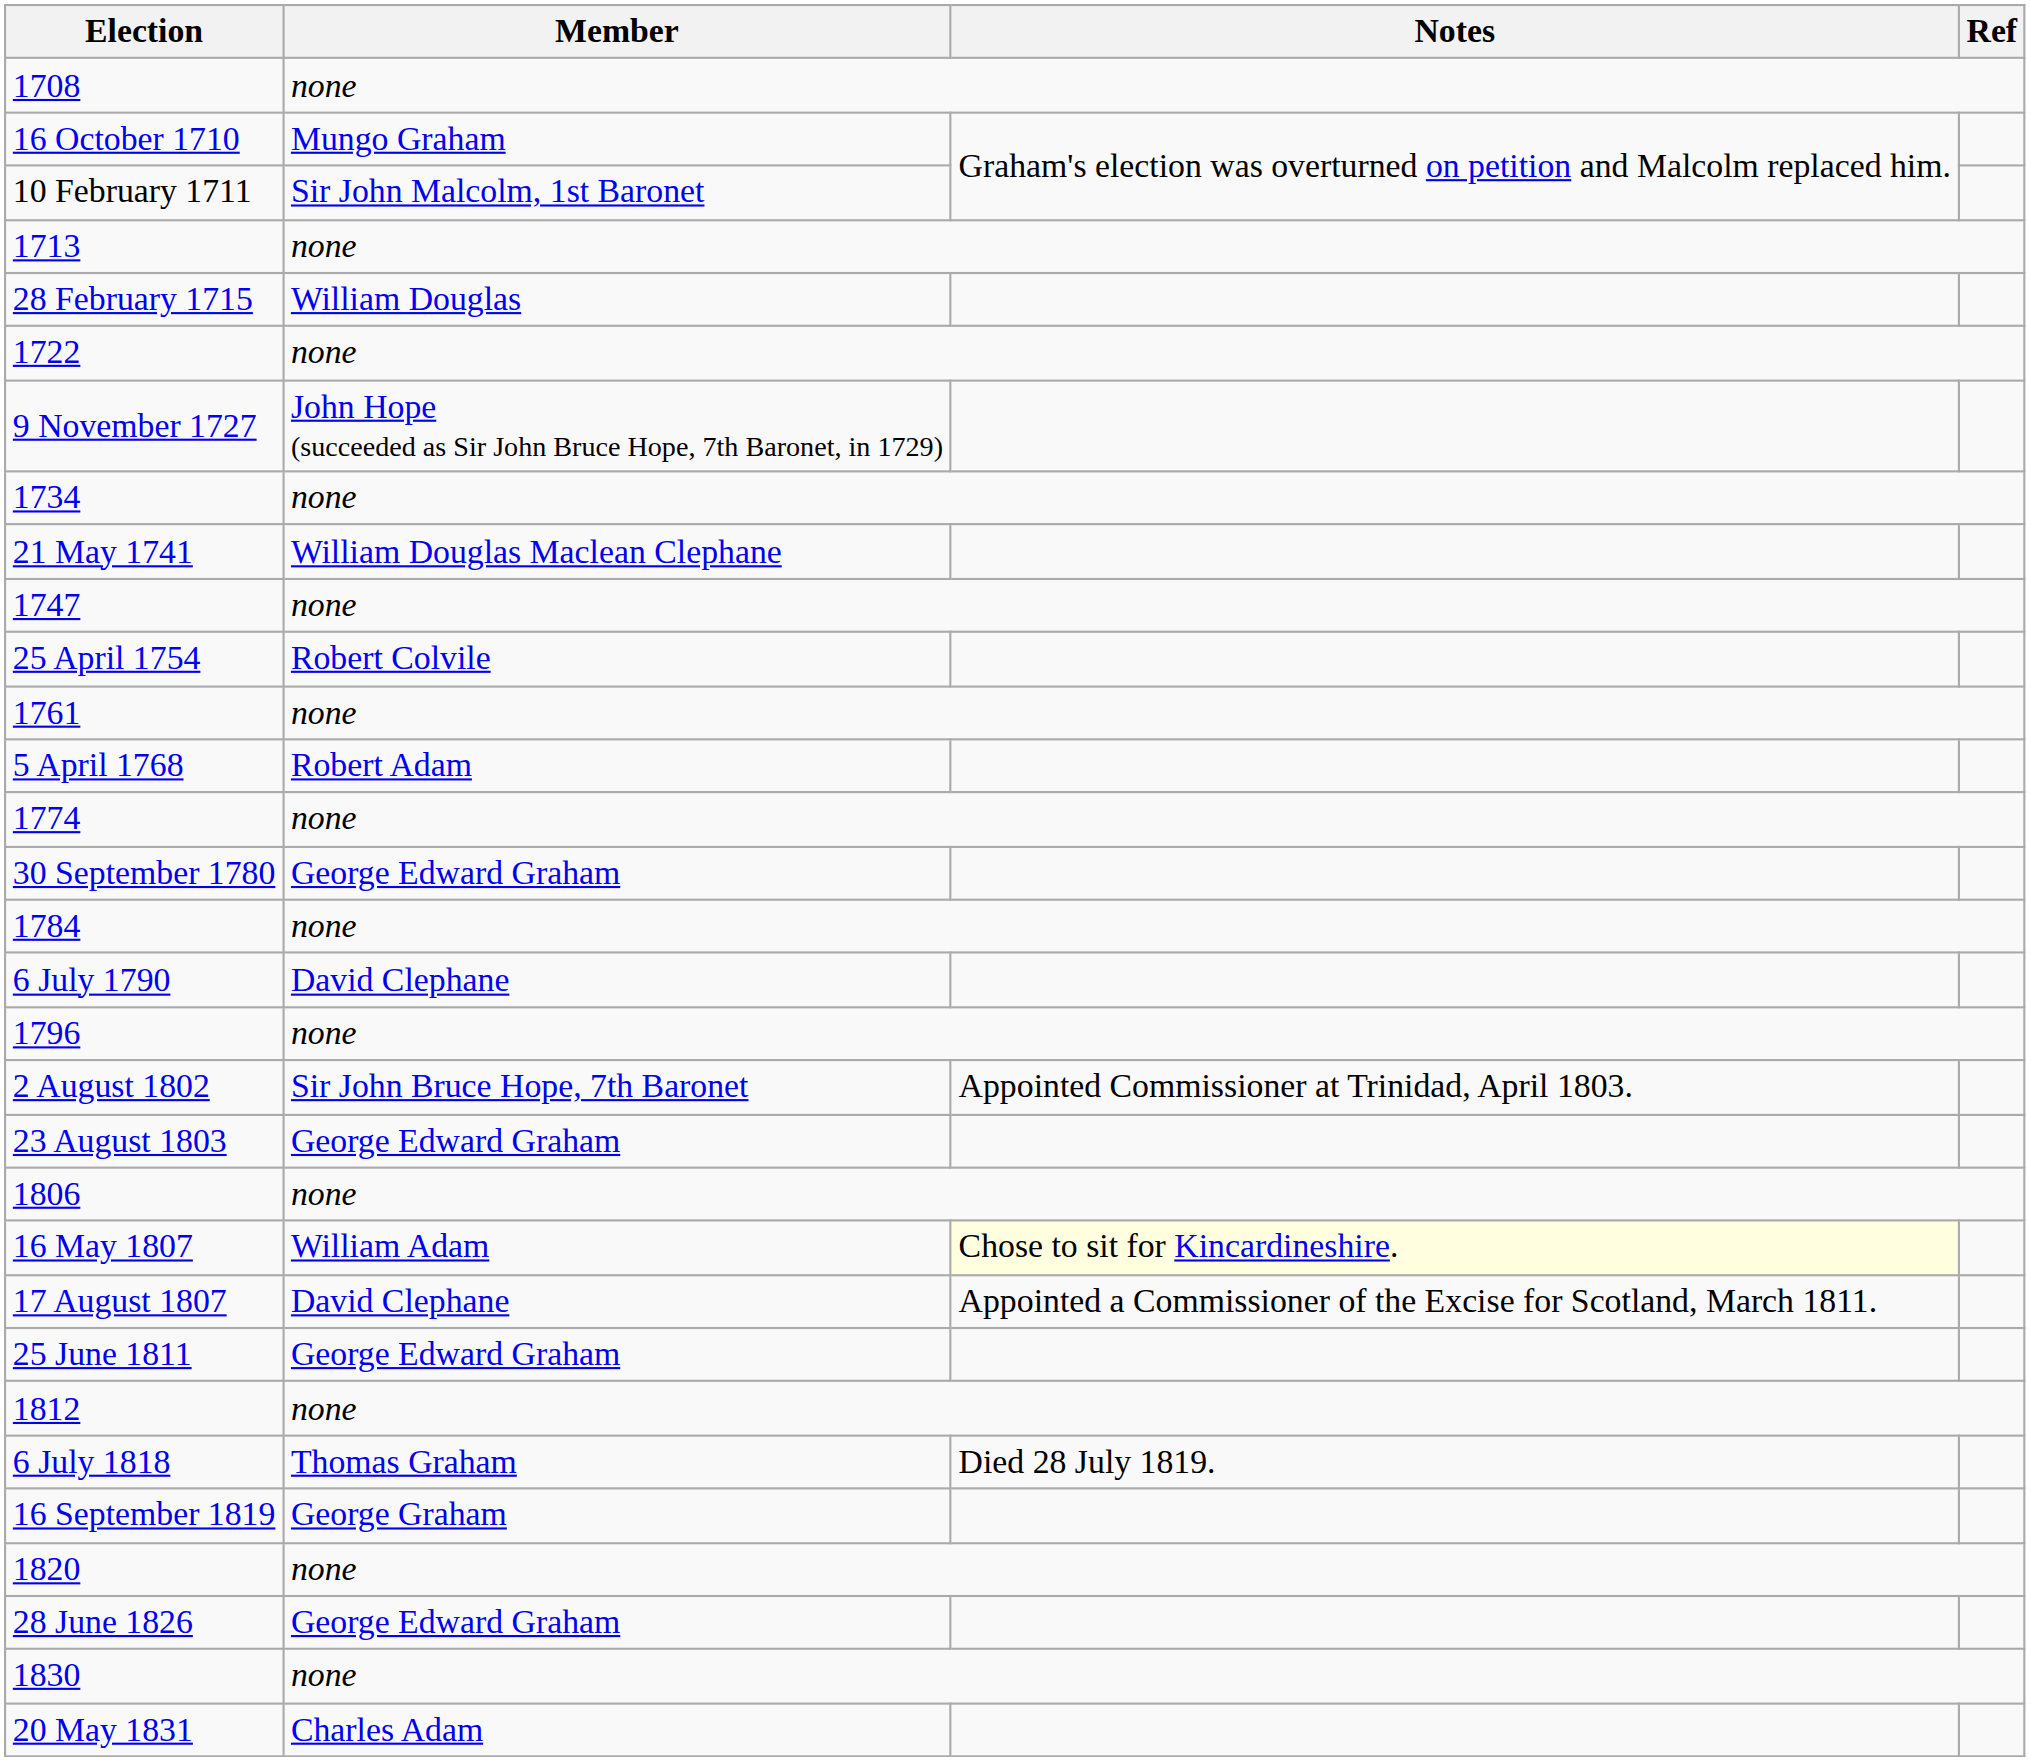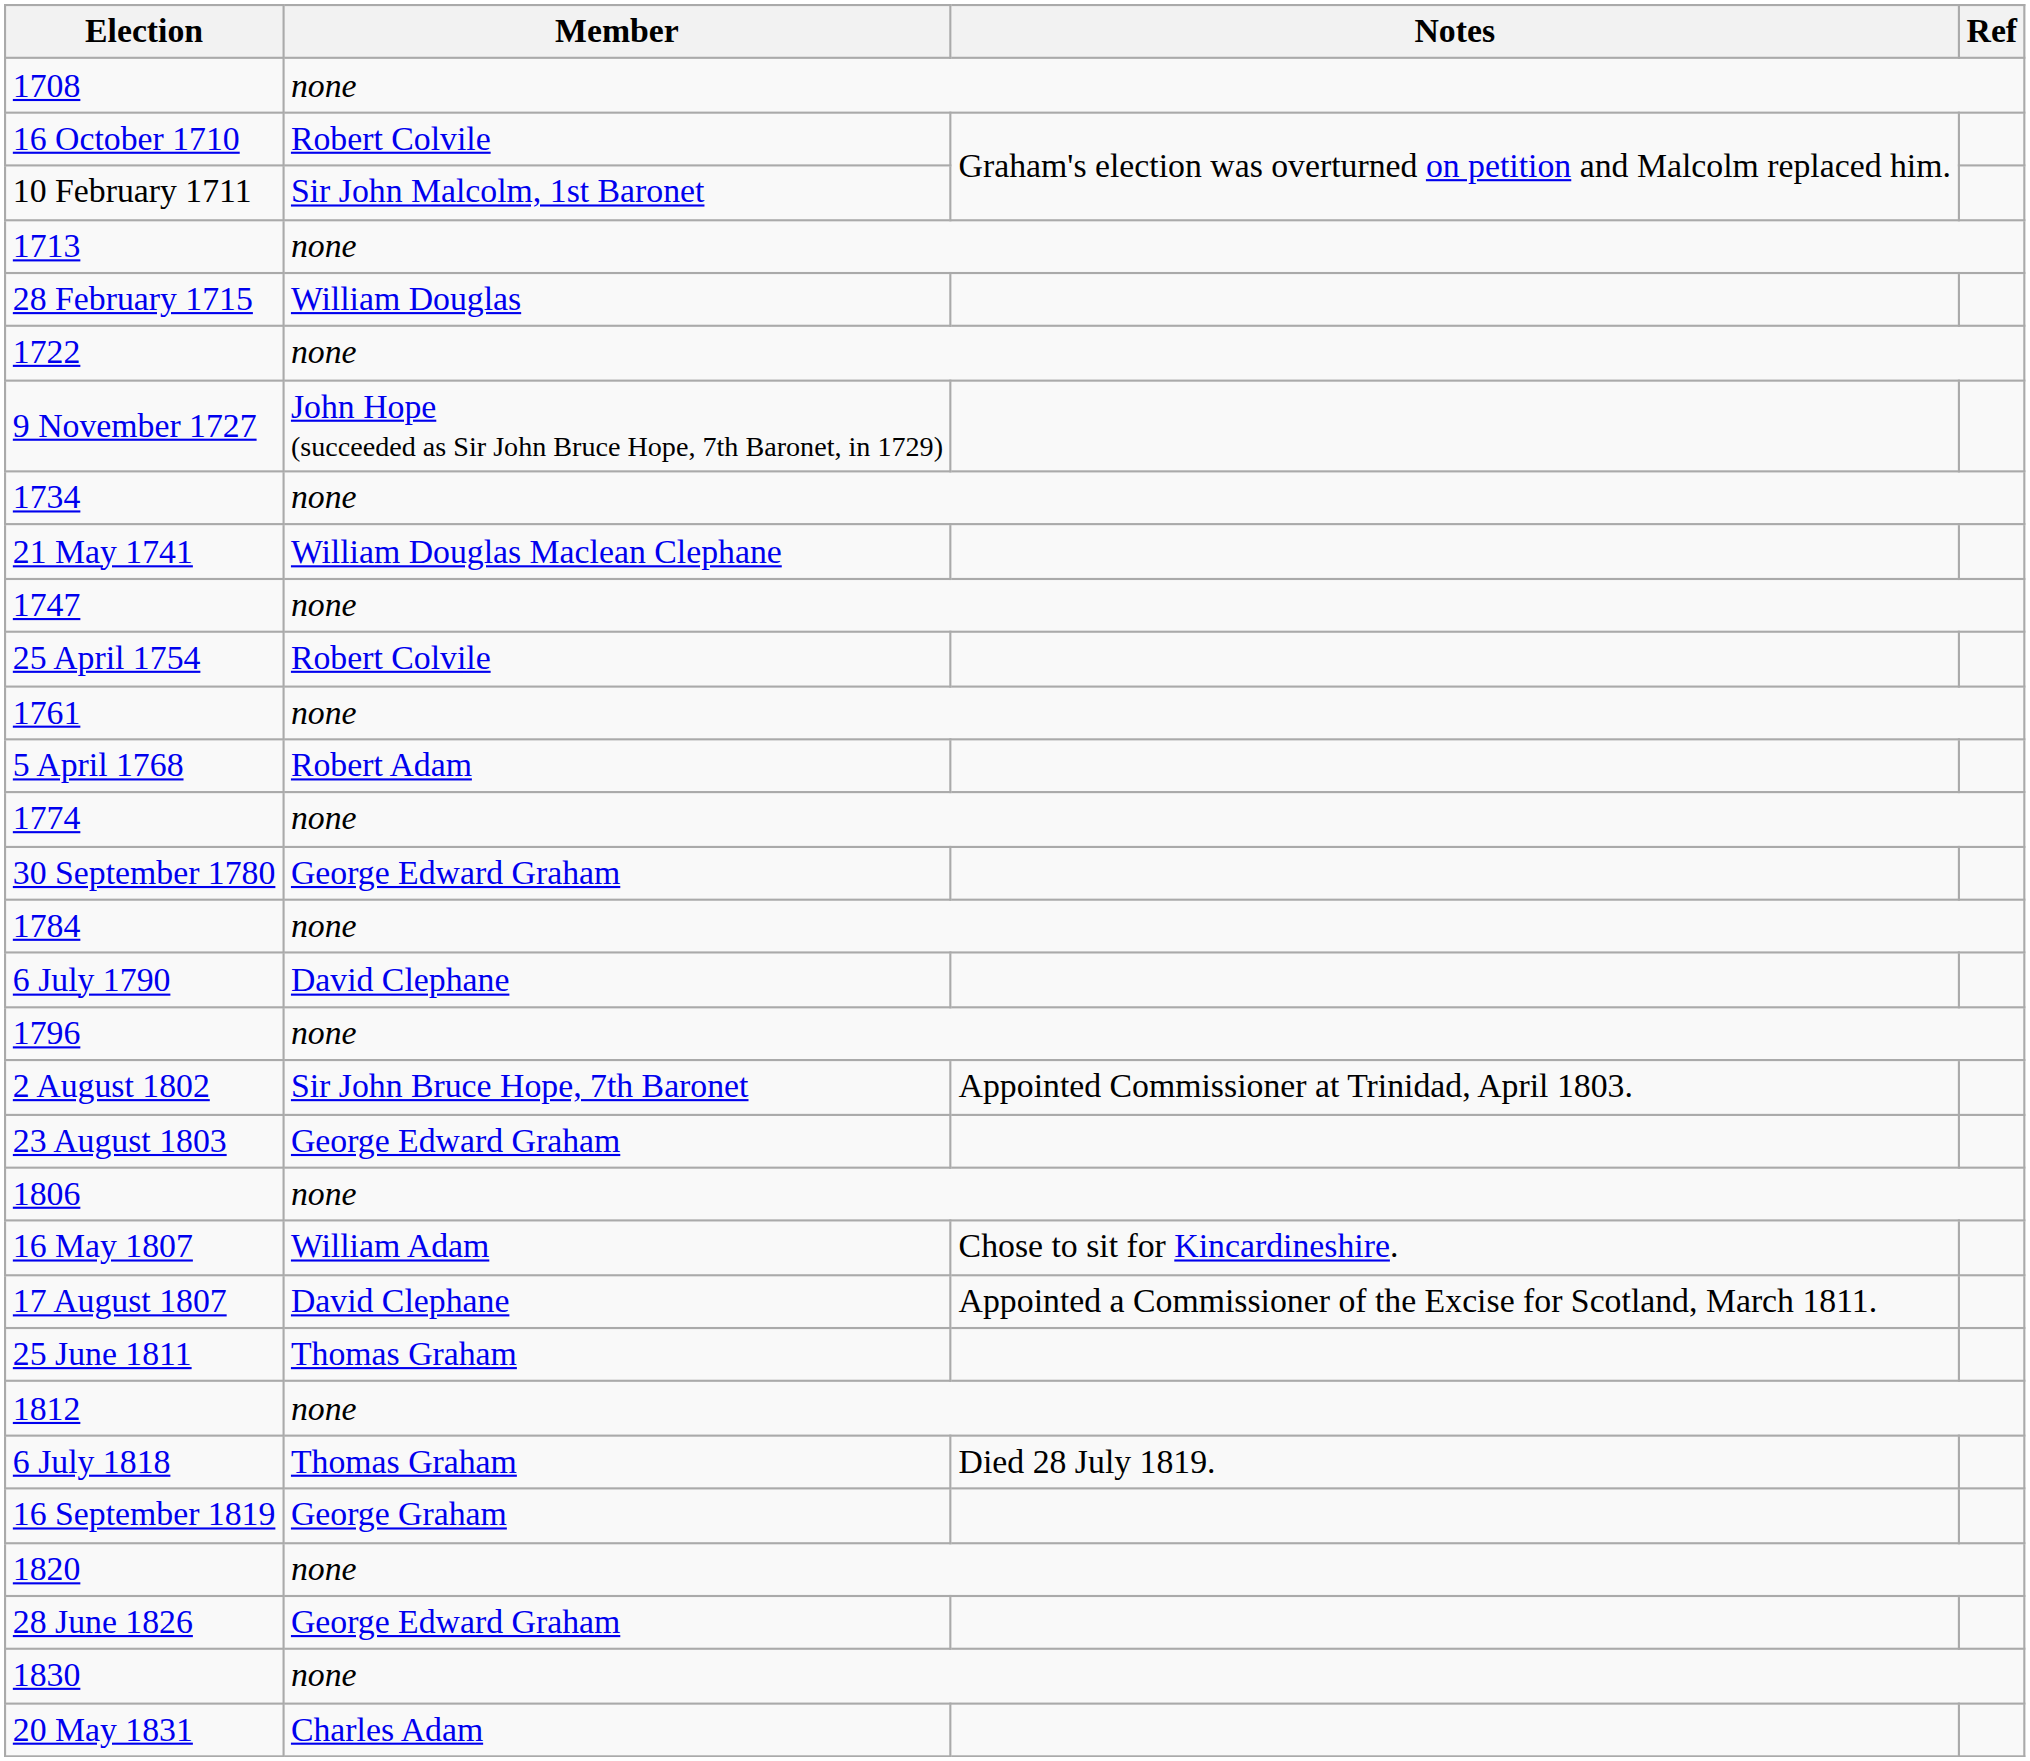(398, 138) Mungo Graham -> (391, 138) Robert Colvile
(1178, 1247) lightyellow background -> (1178, 1247) no background
(456, 1354) George Edward Graham -> (404, 1354) Thomas Graham
